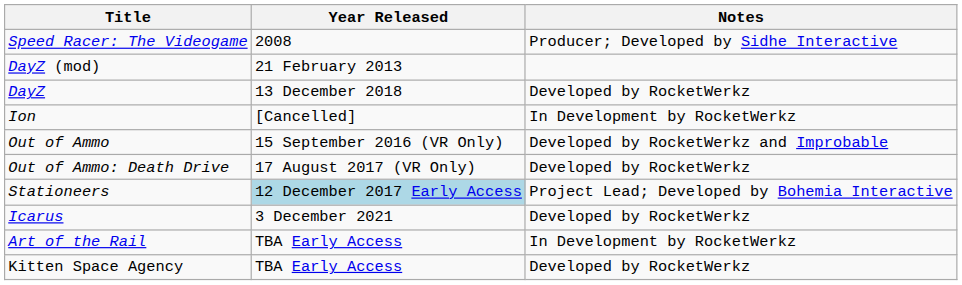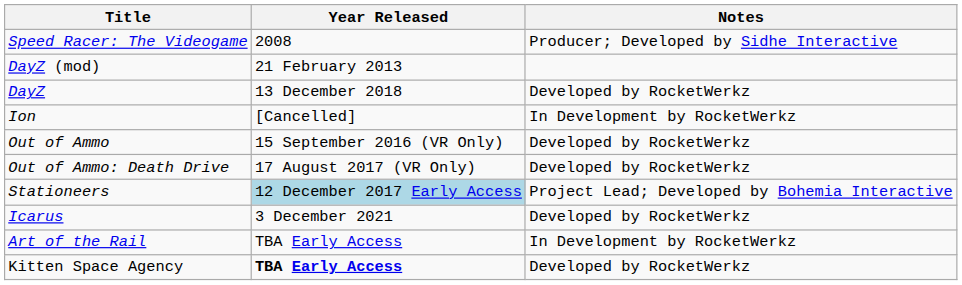(709, 142) Developed by RocketWerkz and Improbable -> (640, 142) Developed by RocketWerkz
(329, 267) normal -> (329, 267) bold
